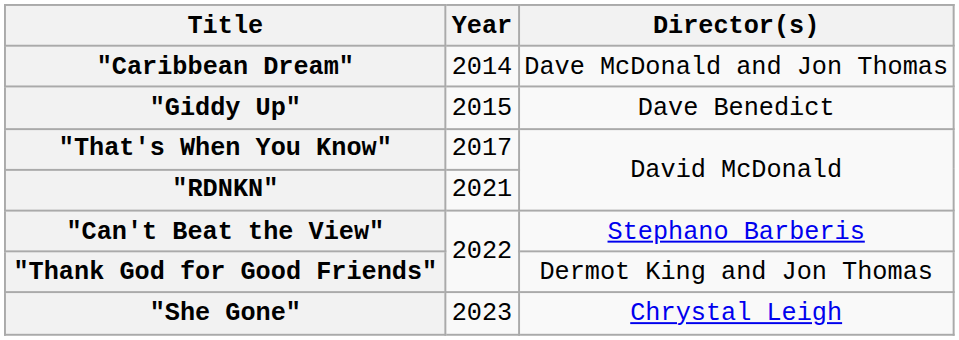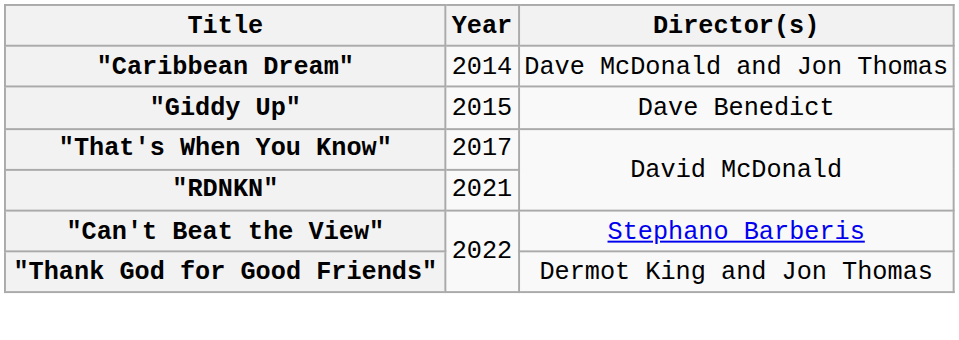- row: (225, 313)
